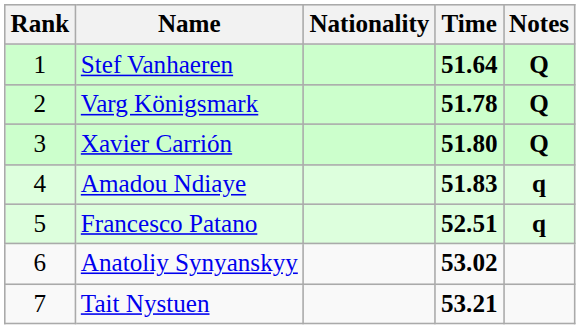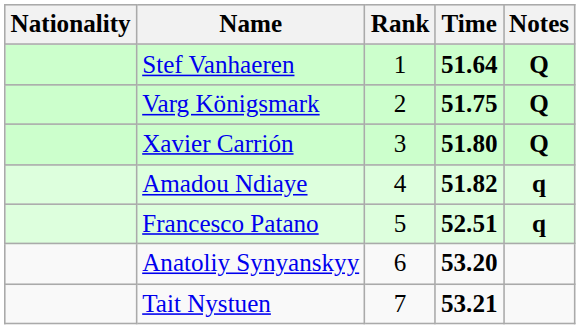columns swapped: (40, 24) <-> (369, 24)
(469, 104) 51.78 -> (469, 104) 51.75
(469, 183) 51.83 -> (469, 183) 51.82
(469, 263) 53.02 -> (469, 263) 53.20
